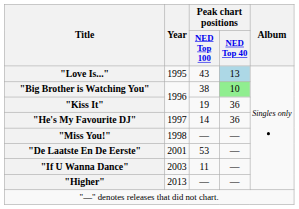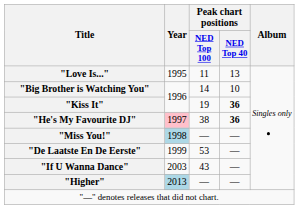(204, 73) 43 -> (204, 73) 11
(235, 73) lightblue background -> (235, 73) no background
(204, 89) 38 -> (204, 89) 14
(235, 89) lightgreen background -> (235, 89) no background
(235, 104) normal -> (235, 104) bold
(177, 120) no background -> (177, 120) pink background
(204, 120) 14 -> (204, 120) 38
(235, 120) normal -> (235, 120) bold
(177, 135) no background -> (177, 135) lightblue background
(177, 151) 2001 -> (177, 151) 1999
(204, 166) 11 -> (204, 166) 43
(177, 182) no background -> (177, 182) lightblue background
